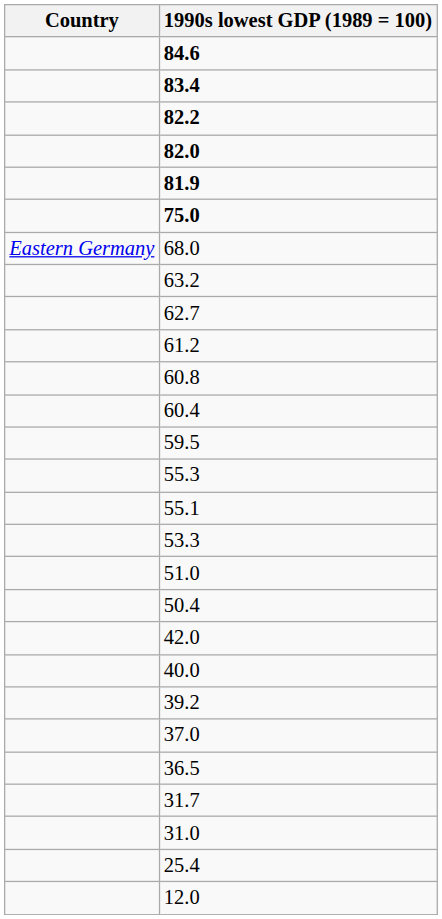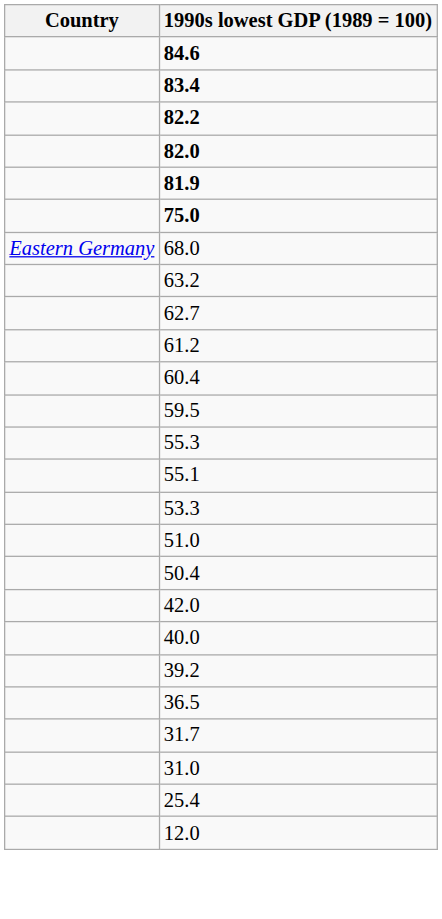- row: (182, 378)
- row: (182, 735)
